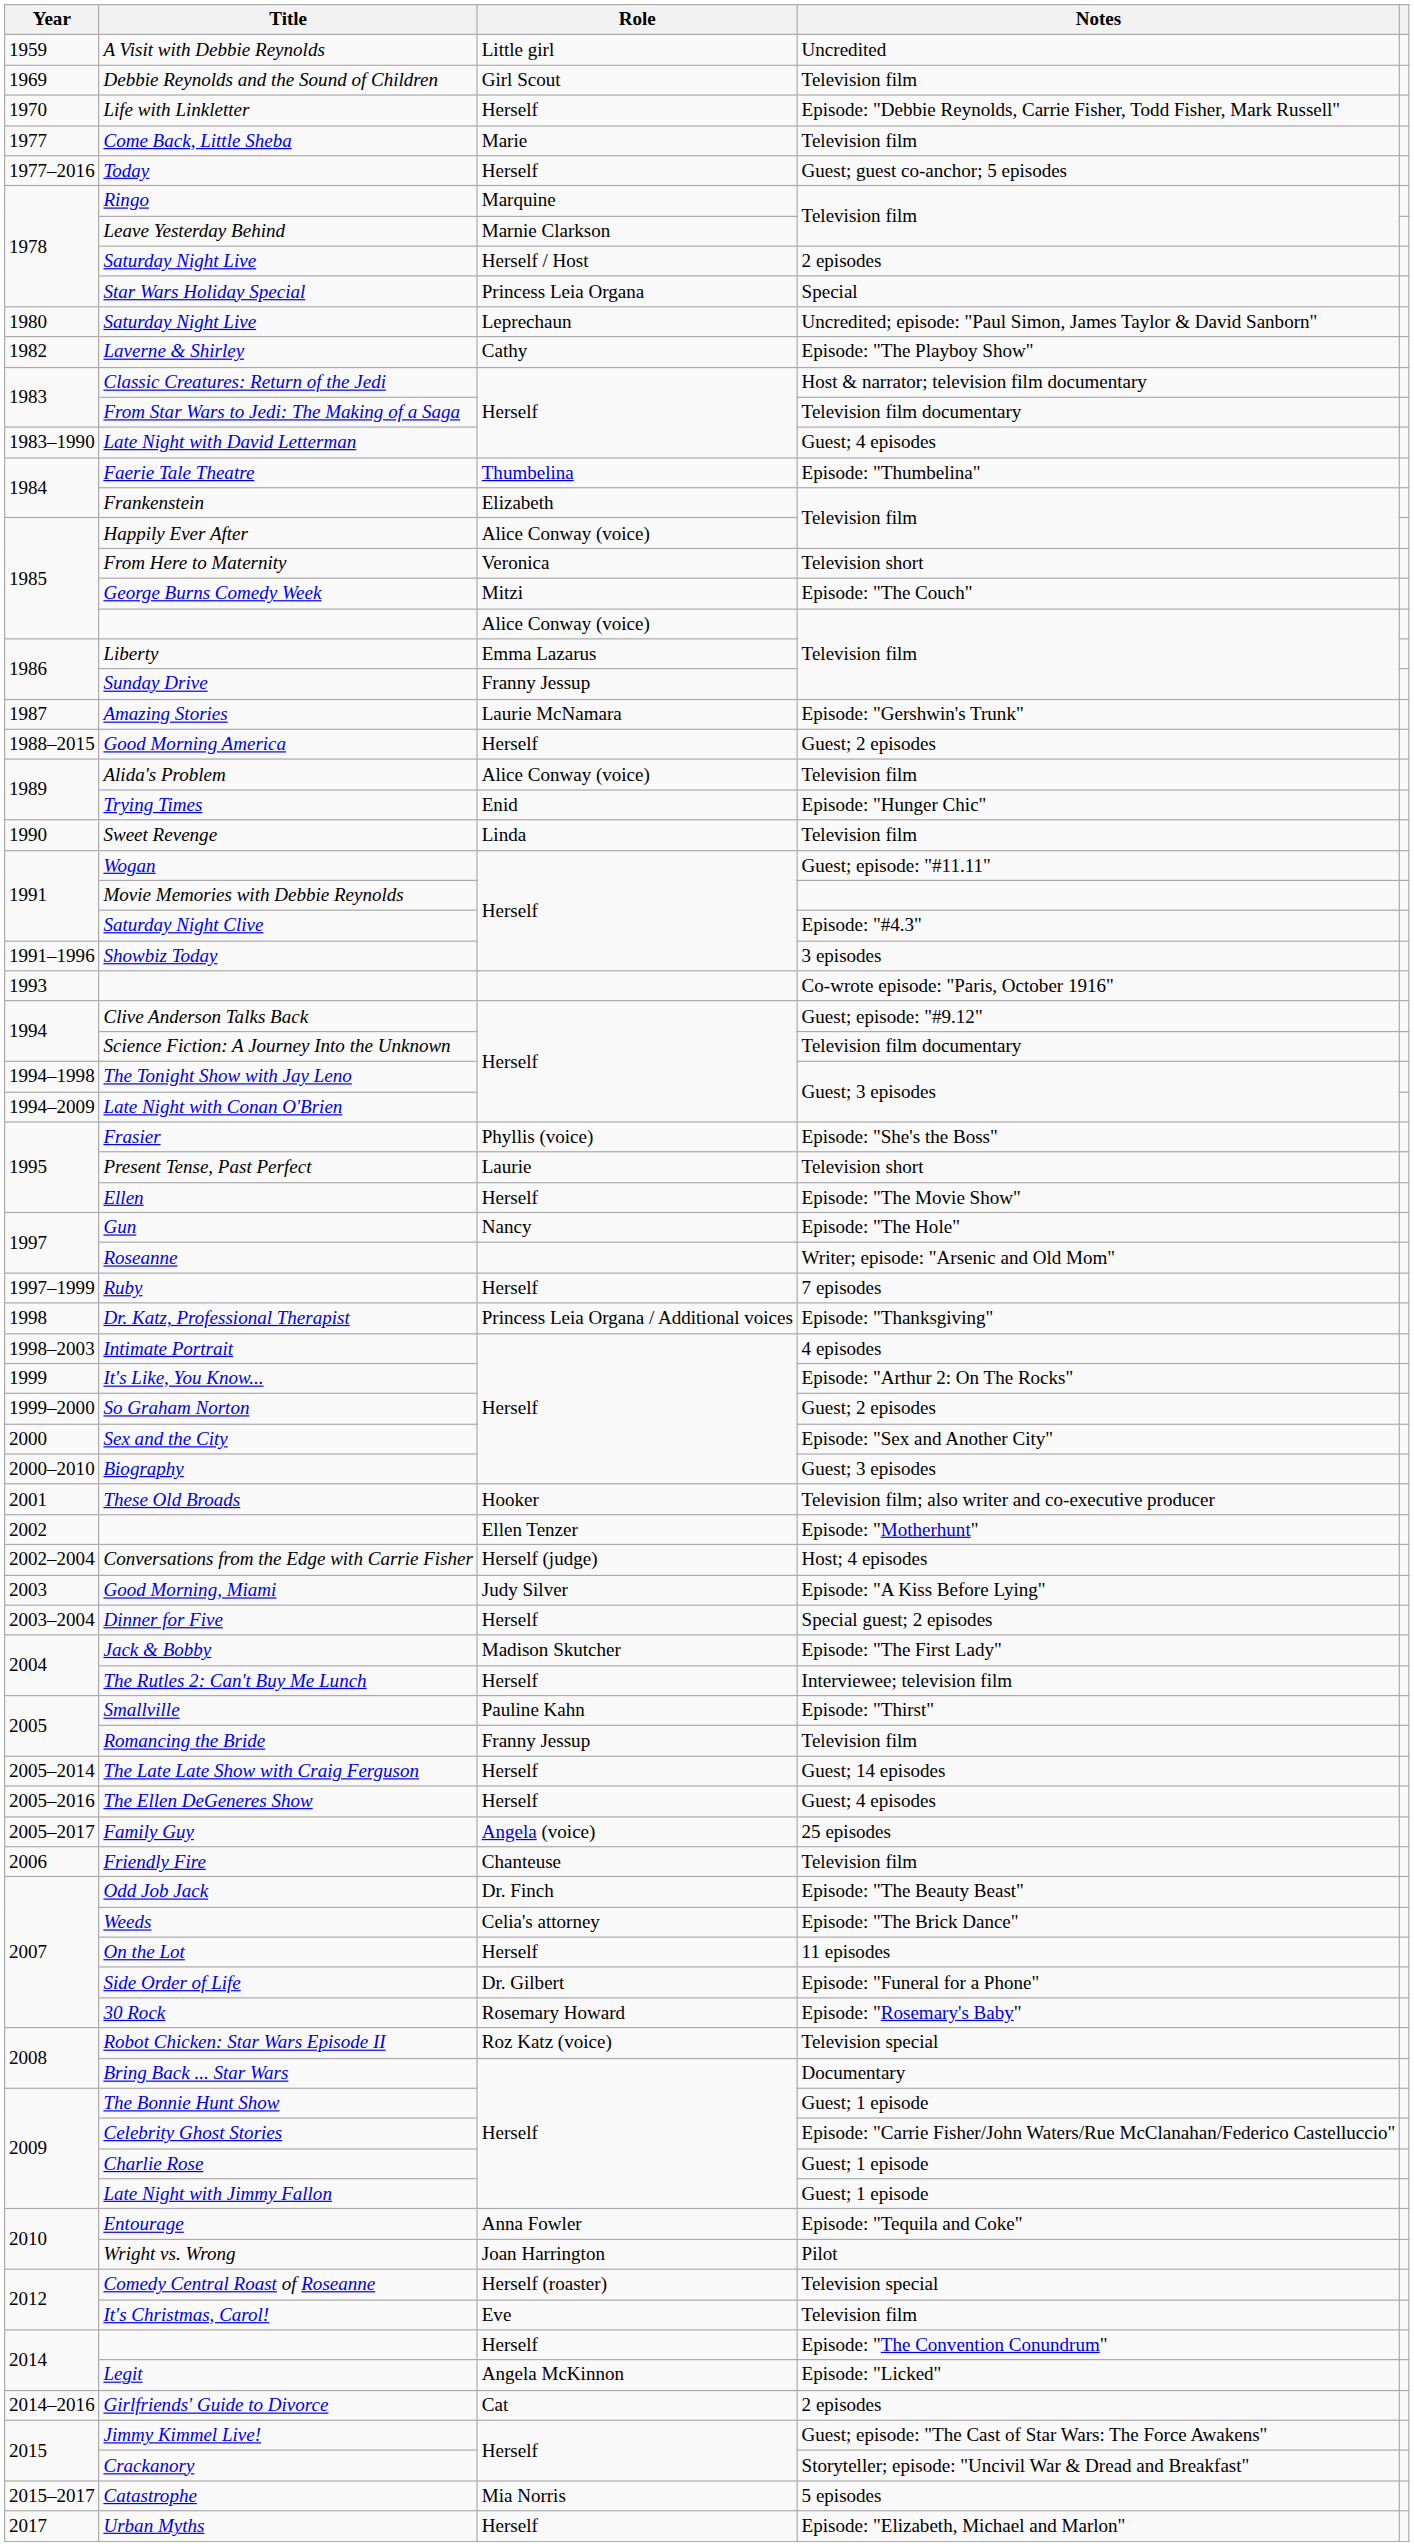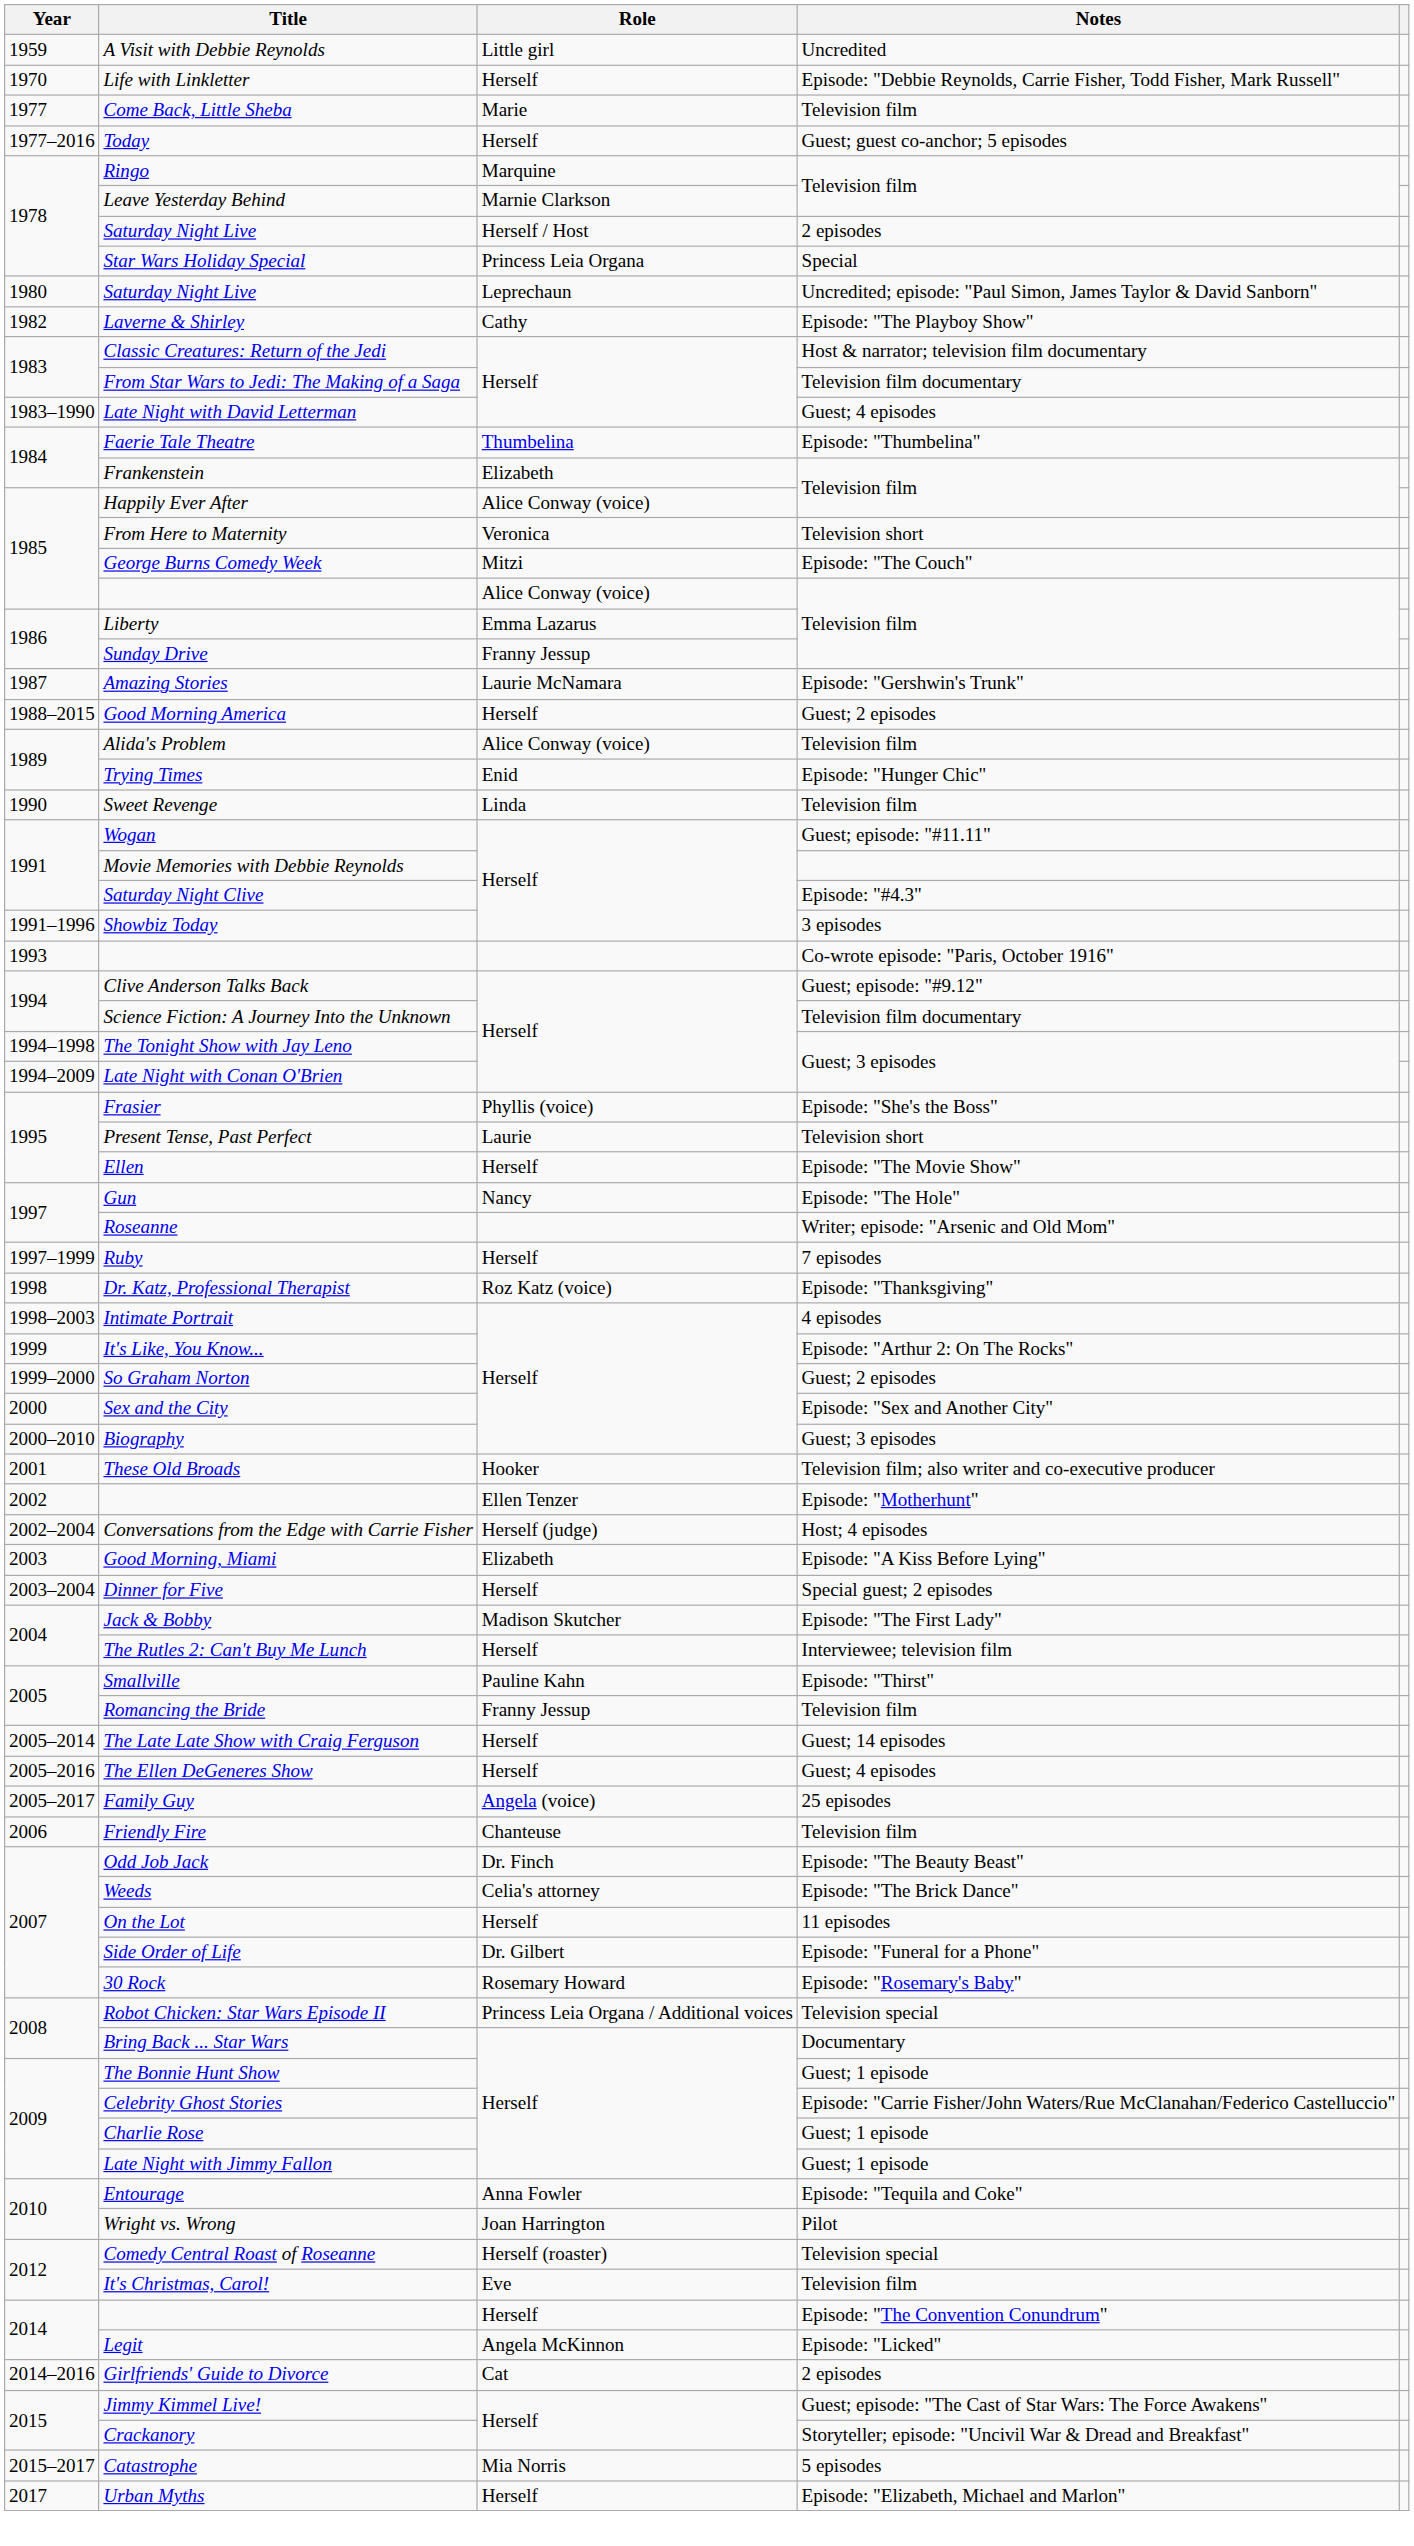- row: (271, 79)
(637, 1318) Princess Leia Organa / Additional voices -> (547, 1287) Roz Katz (voice)
(525, 1589) Judy Silver -> (518, 1559) Elizabeth
(547, 2042) Roz Katz (voice) -> (637, 2012) Princess Leia Organa / Additional voices
